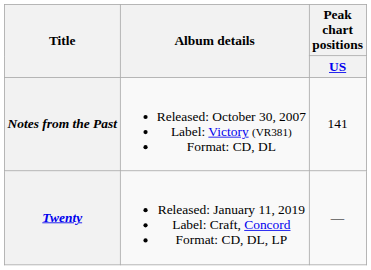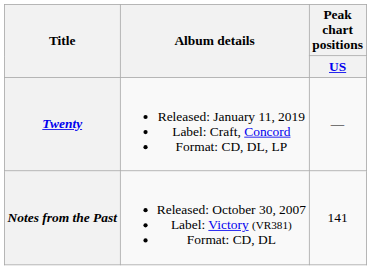rows swapped: (62, 124) <-> (62, 217)
